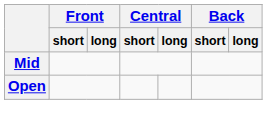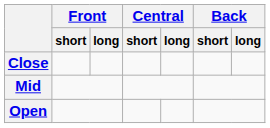+ row: (28, 63)
